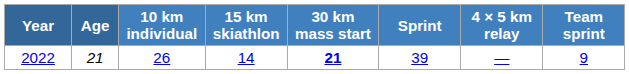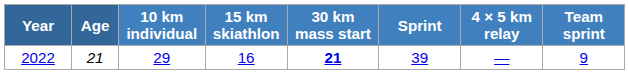(162, 58) 26 -> (162, 58) 29
(246, 58) 14 -> (246, 58) 16
